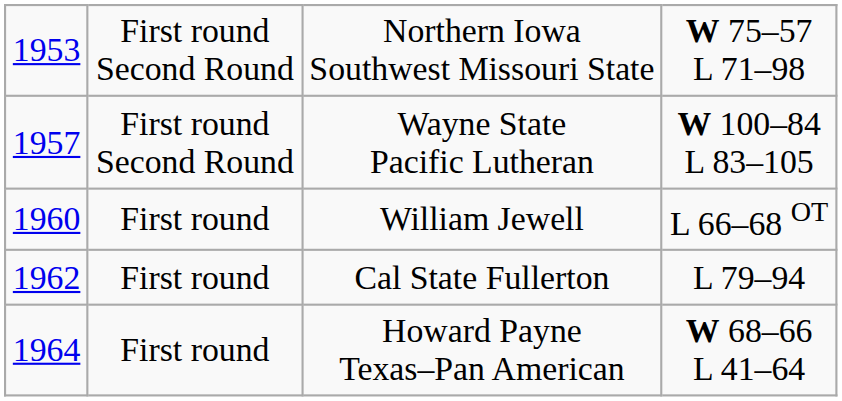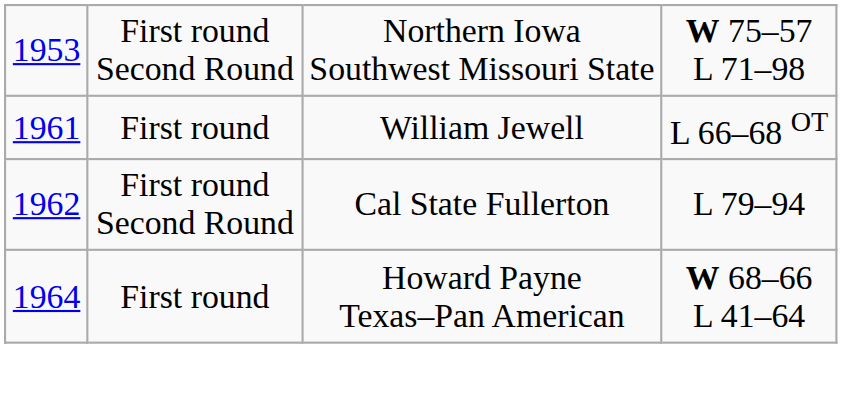- row: (482, 141)
(47, 218) 1960 -> (47, 127) 1961
(195, 276) First round -> (195, 204) First round Second Round
